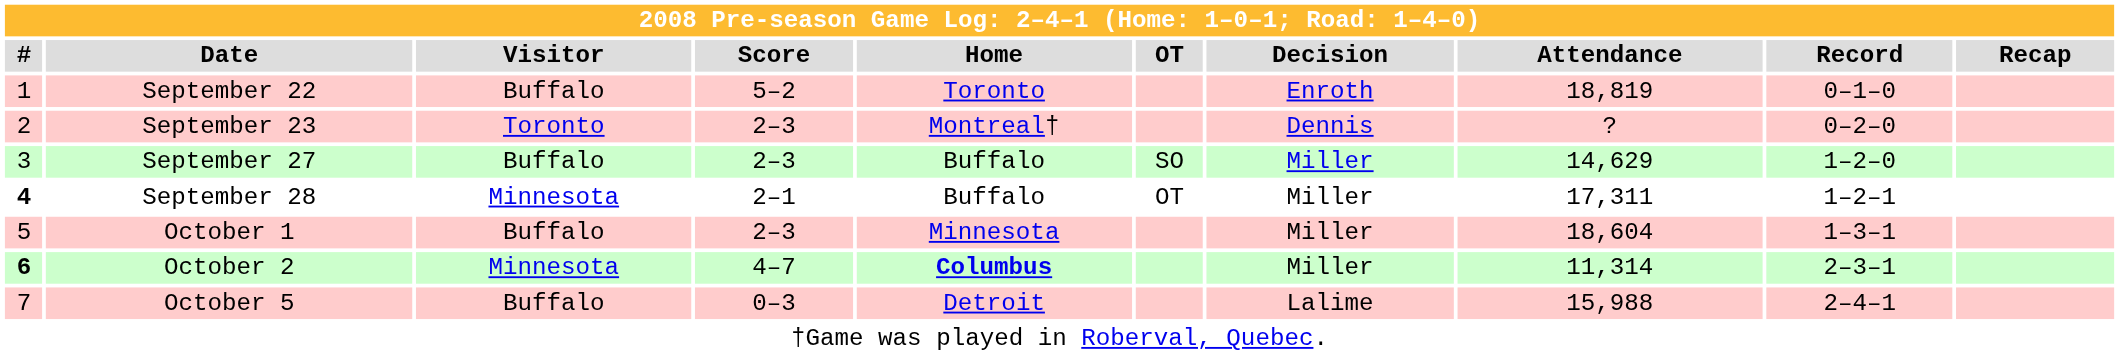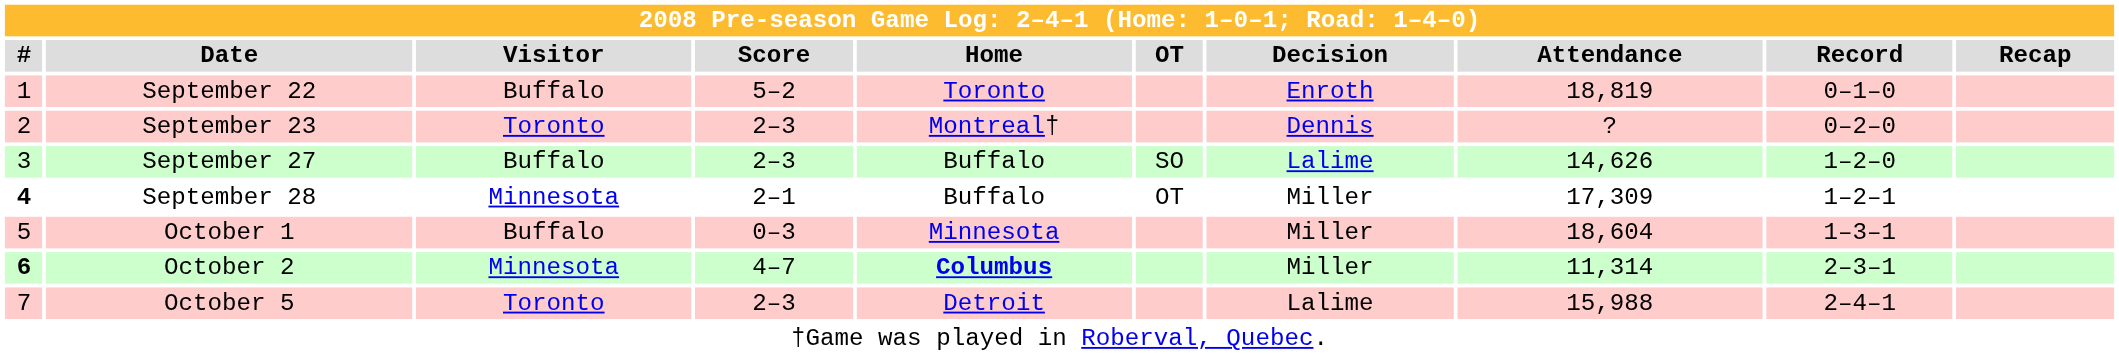(1330, 161) Miller -> (1330, 161) Lalime
(1610, 161) 14,629 -> (1610, 161) 14,626
(1610, 197) 17,311 -> (1610, 197) 17,309
(774, 232) 2–3 -> (774, 232) 0–3
(554, 303) Buffalo -> (554, 303) Toronto
(774, 303) 0–3 -> (774, 303) 2–3
